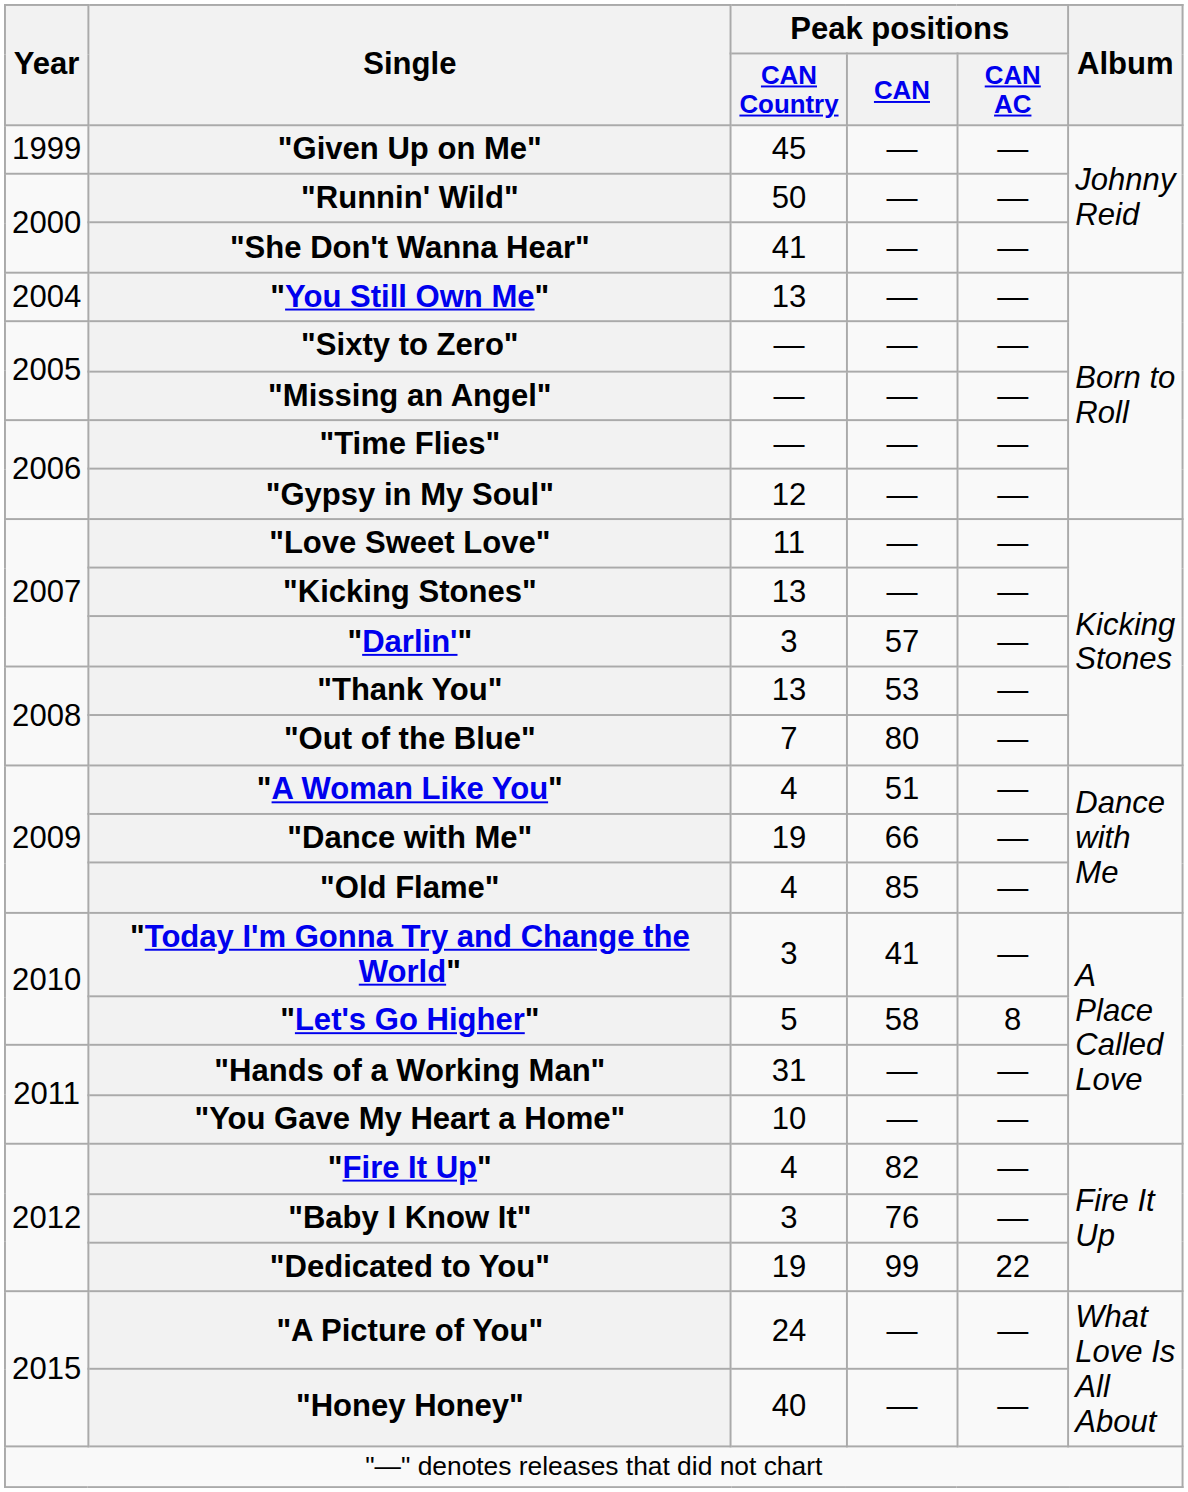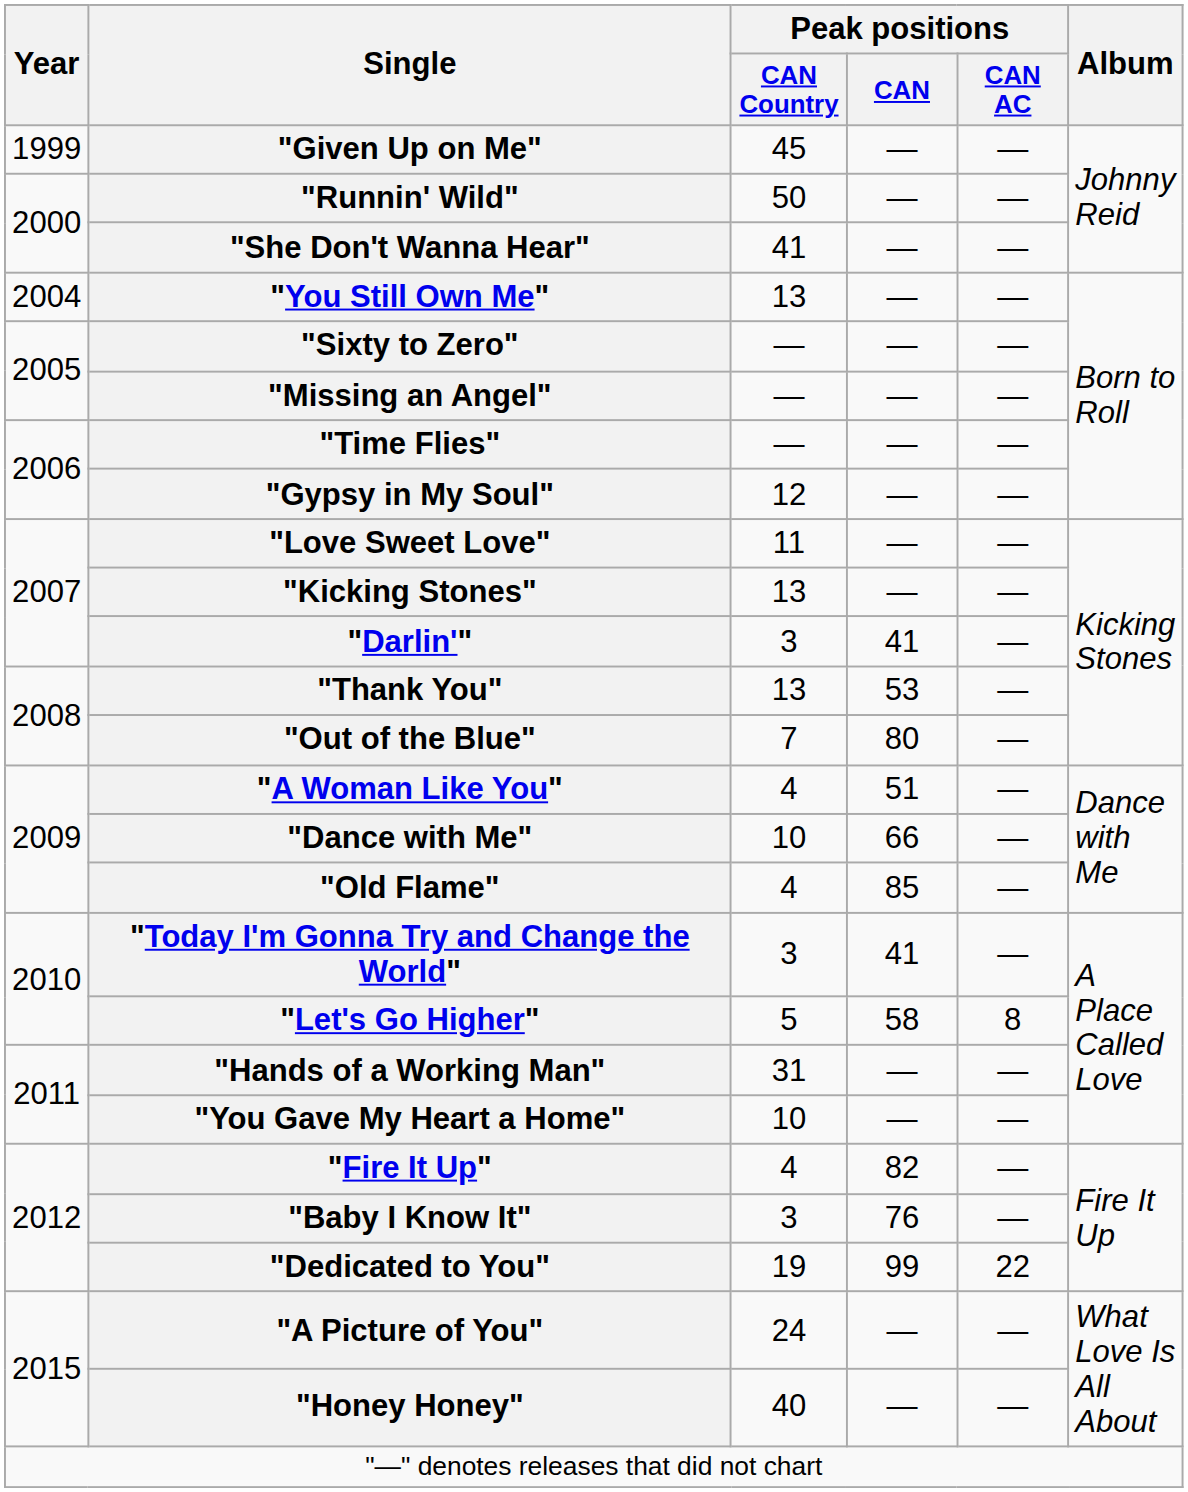(902, 641) 57 -> (902, 641) 41
(789, 837) 19 -> (789, 837) 10
